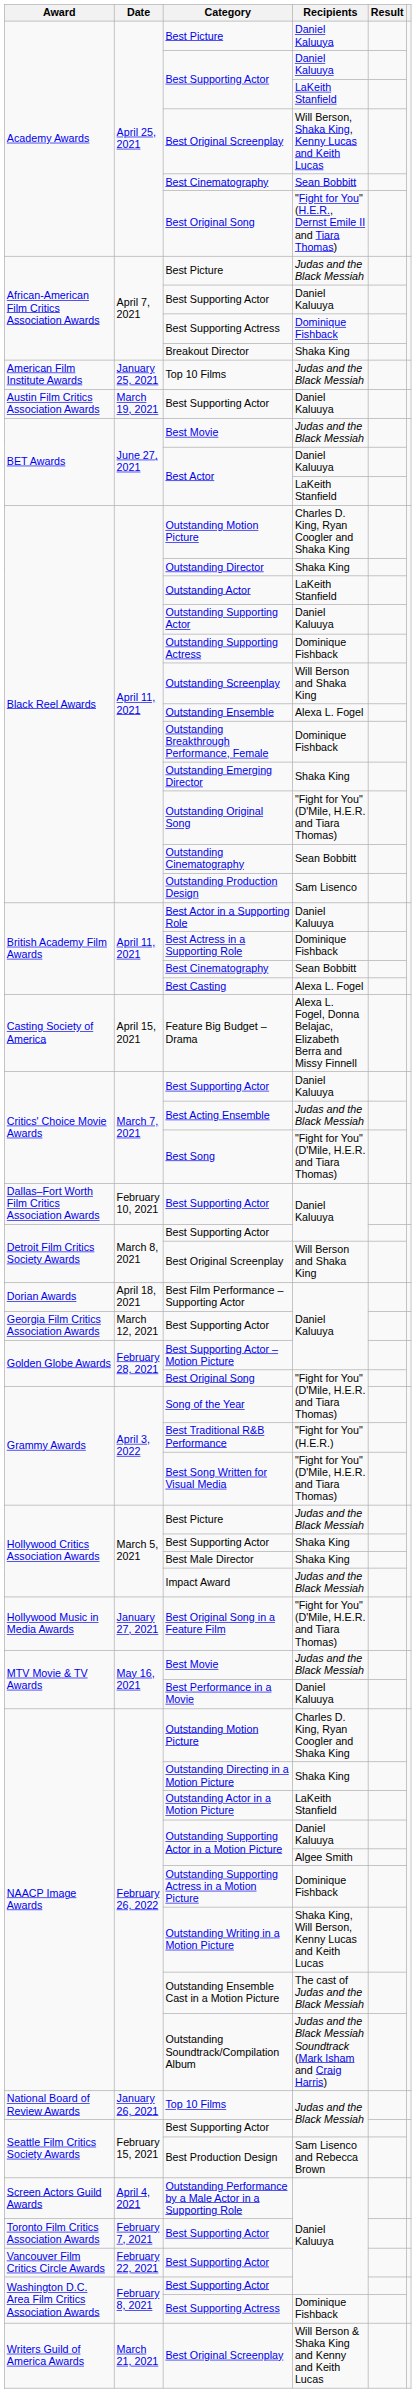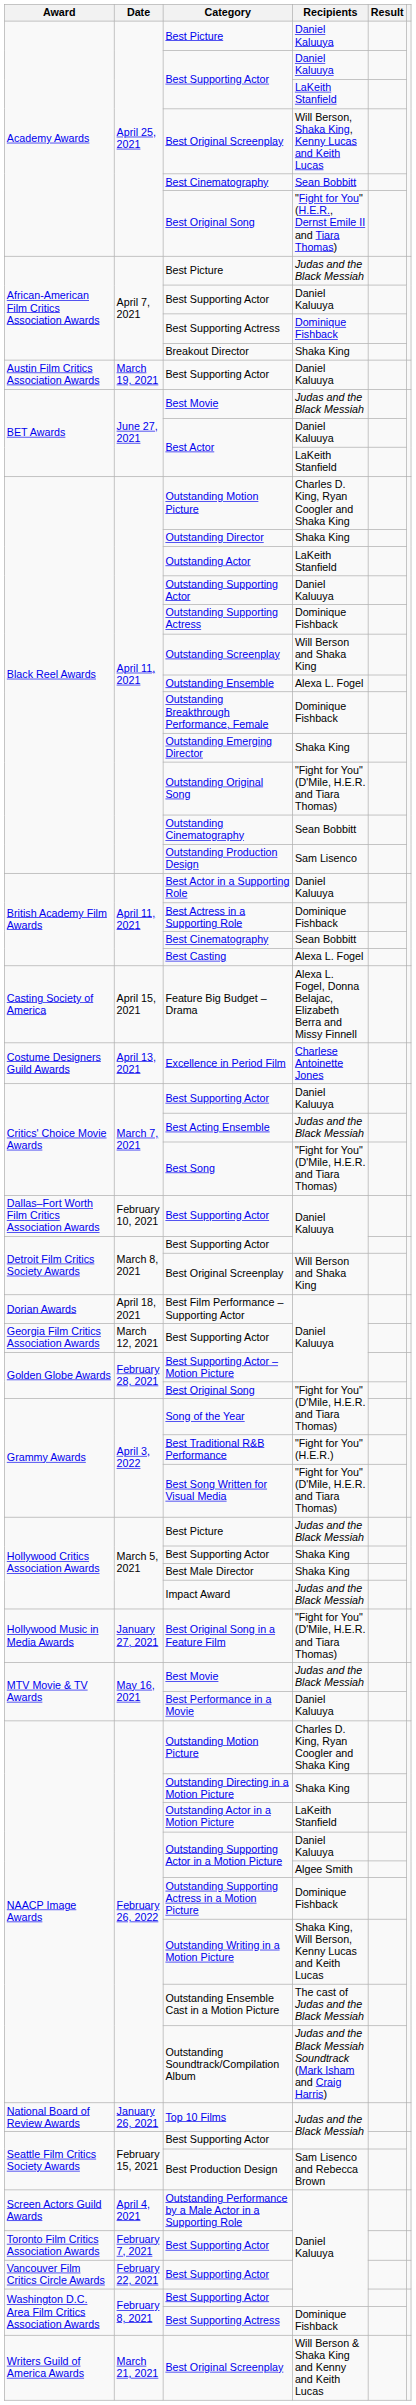- row: (45, 374)
+ row: (54, 1063)
